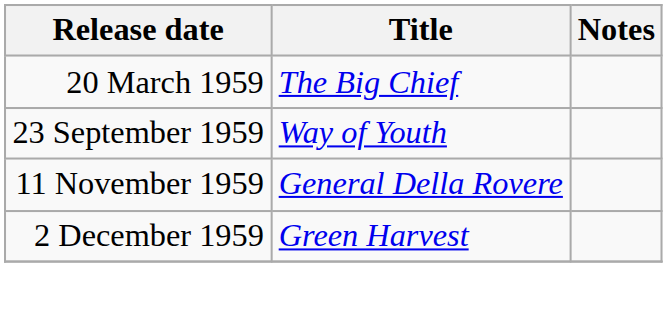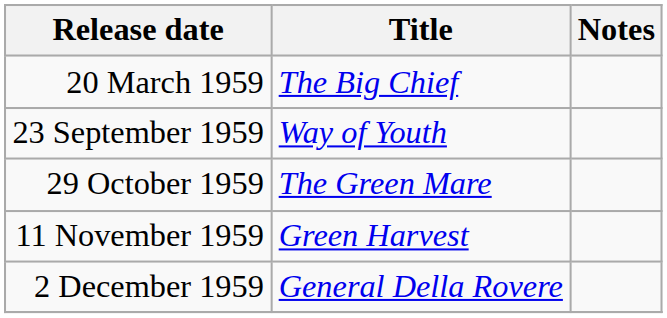+ row: (155, 183)
(421, 183) General Della Rovere -> (374, 235) Green Harvest
(374, 235) Green Harvest -> (421, 286) General Della Rovere
